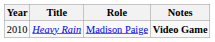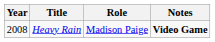(17, 29) 2010 -> (17, 29) 2008
